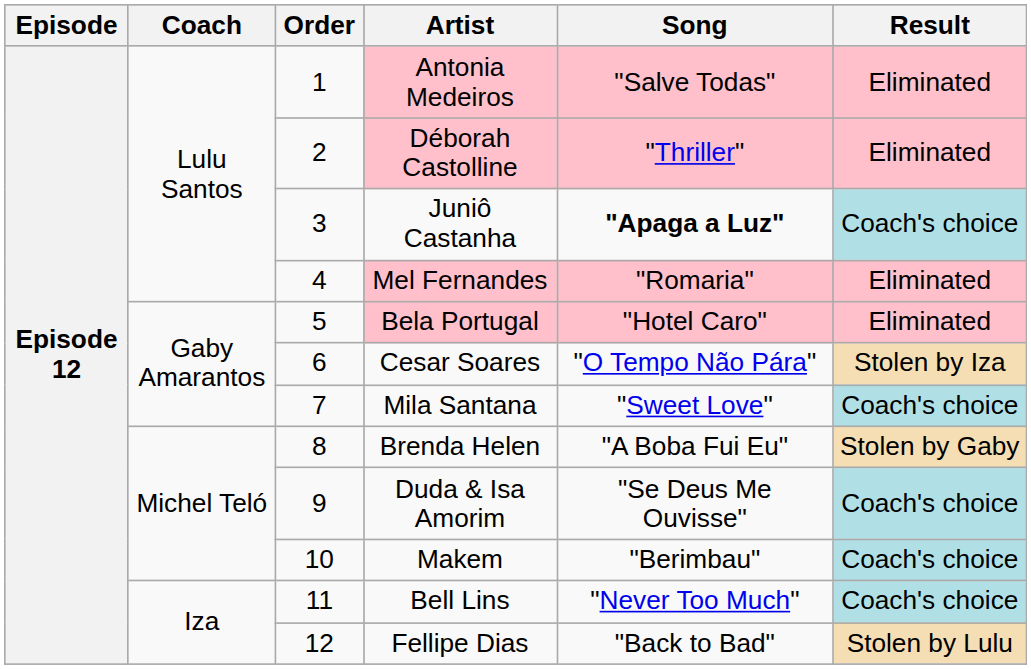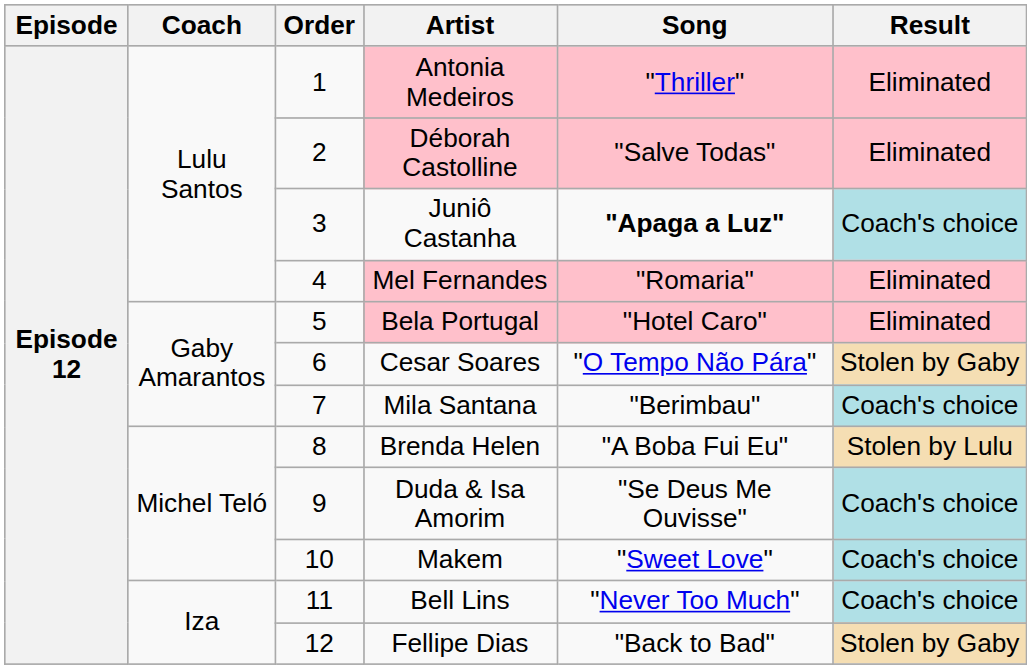(695, 81) "Salve Todas" -> (695, 81) "Thriller"
(695, 152) "Thriller" -> (695, 152) "Salve Todas"
(930, 363) Stolen by Iza -> (930, 363) Stolen by Gaby
(695, 405) "Sweet Love" -> (695, 405) "Berimbau"
(930, 446) Stolen by Gaby -> (930, 446) Stolen by Lulu
(695, 559) "Berimbau" -> (695, 559) "Sweet Love"
(930, 642) Stolen by Lulu -> (930, 642) Stolen by Gaby
